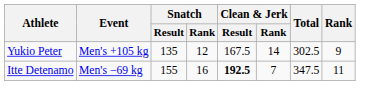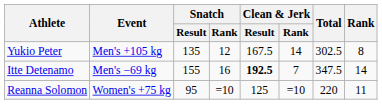(339, 51) 9 -> (361, 51) 8
(339, 71) 11 -> (361, 71) 14
+ row: (47, 90)
